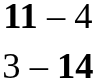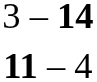rows swapped: (48, 65) <-> (48, 15)
